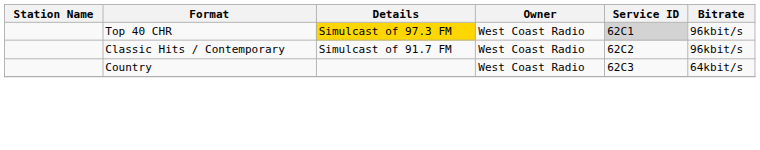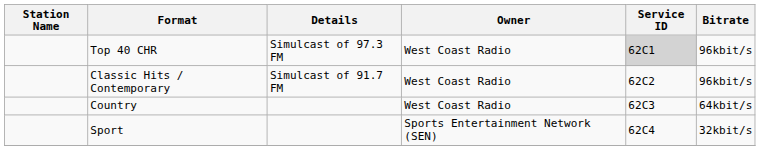(385, 31) gold background -> (326, 51) no background
+ row: (107, 130)
